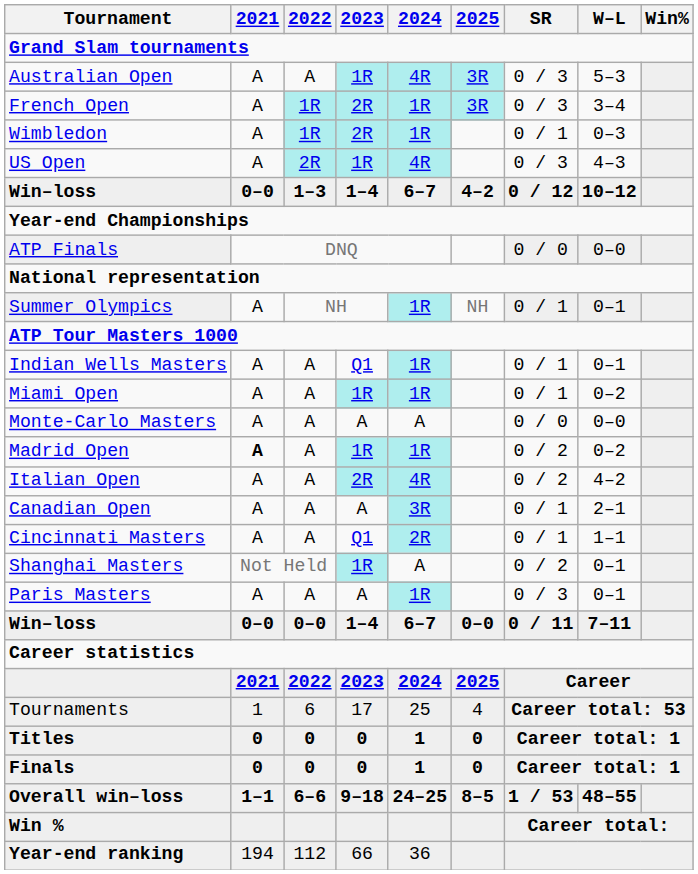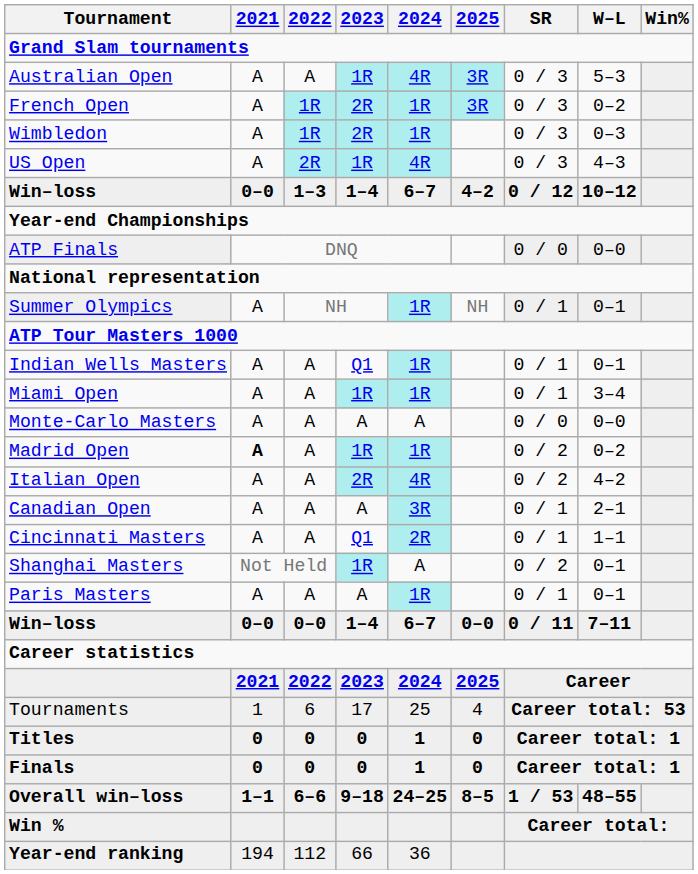(609, 105) 3–4 -> (609, 105) 0–2
(541, 134) 0 / 1 -> (541, 134) 0 / 3
(609, 394) 0–2 -> (609, 394) 3–4
(541, 596) 0 / 3 -> (541, 596) 0 / 1
